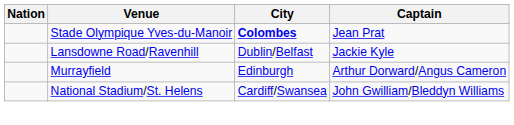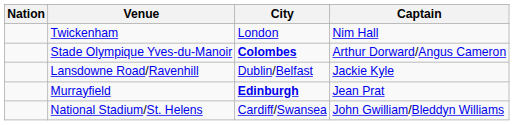+ row: (84, 33)
(358, 33) Jean Prat -> (419, 52) Arthur Dorward/Angus Cameron
(266, 71) normal -> (268, 91) bold
(419, 71) Arthur Dorward/Angus Cameron -> (358, 91) Jean Prat
